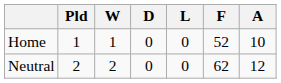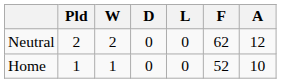rows swapped: (27, 41) <-> (31, 66)
